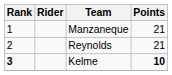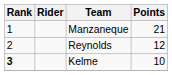(159, 45) 21 -> (159, 45) 12
(159, 62) bold -> (159, 62) normal
